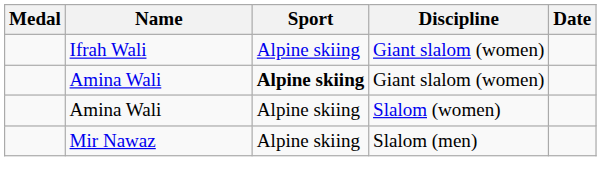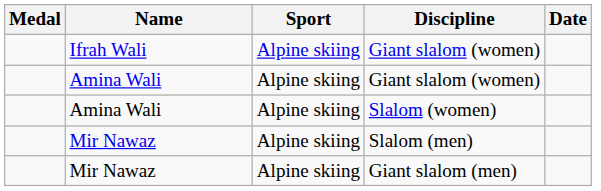(311, 79) bold -> (308, 79) normal
+ row: (113, 170)
